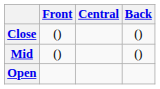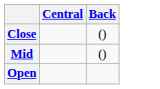- column: (57, 14)
